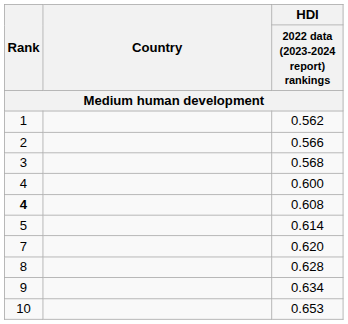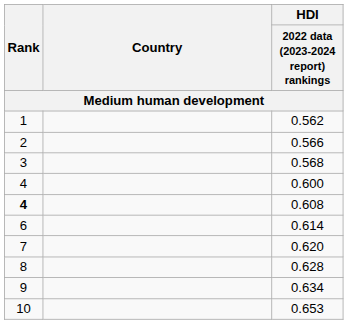(23, 225) 5 -> (23, 225) 6
